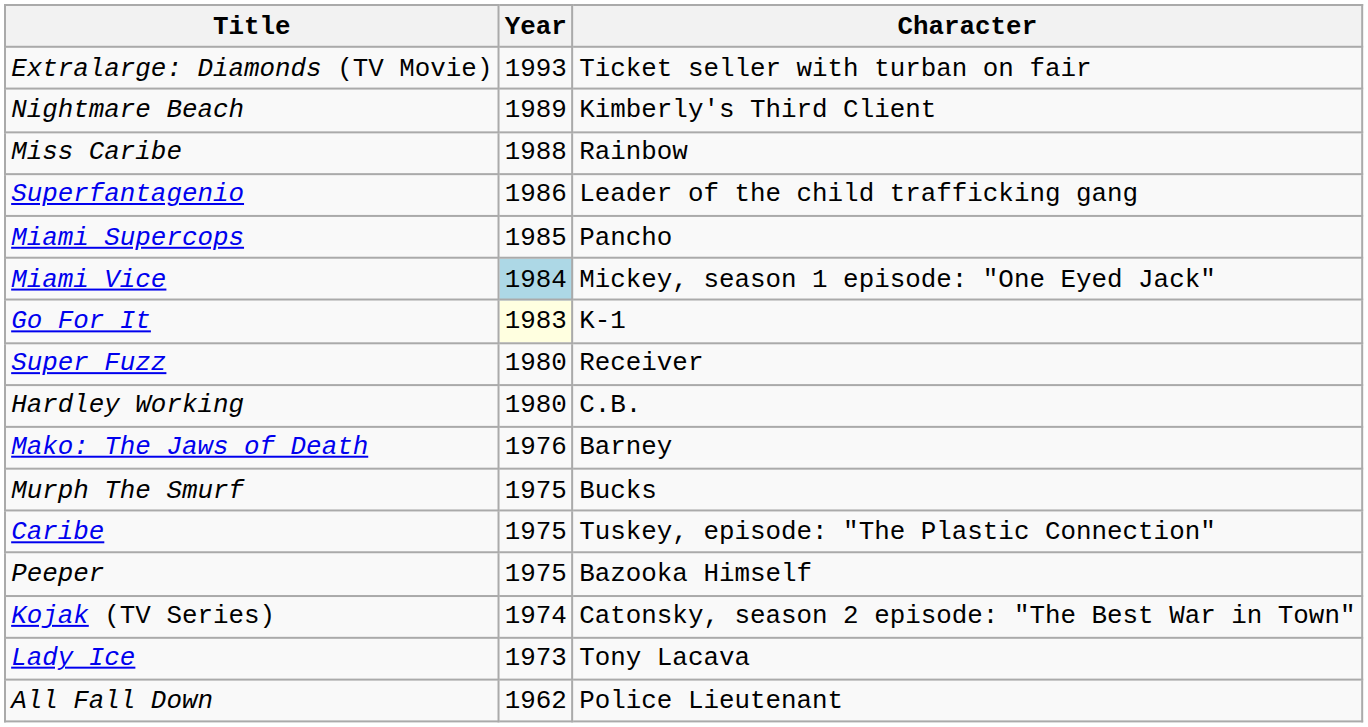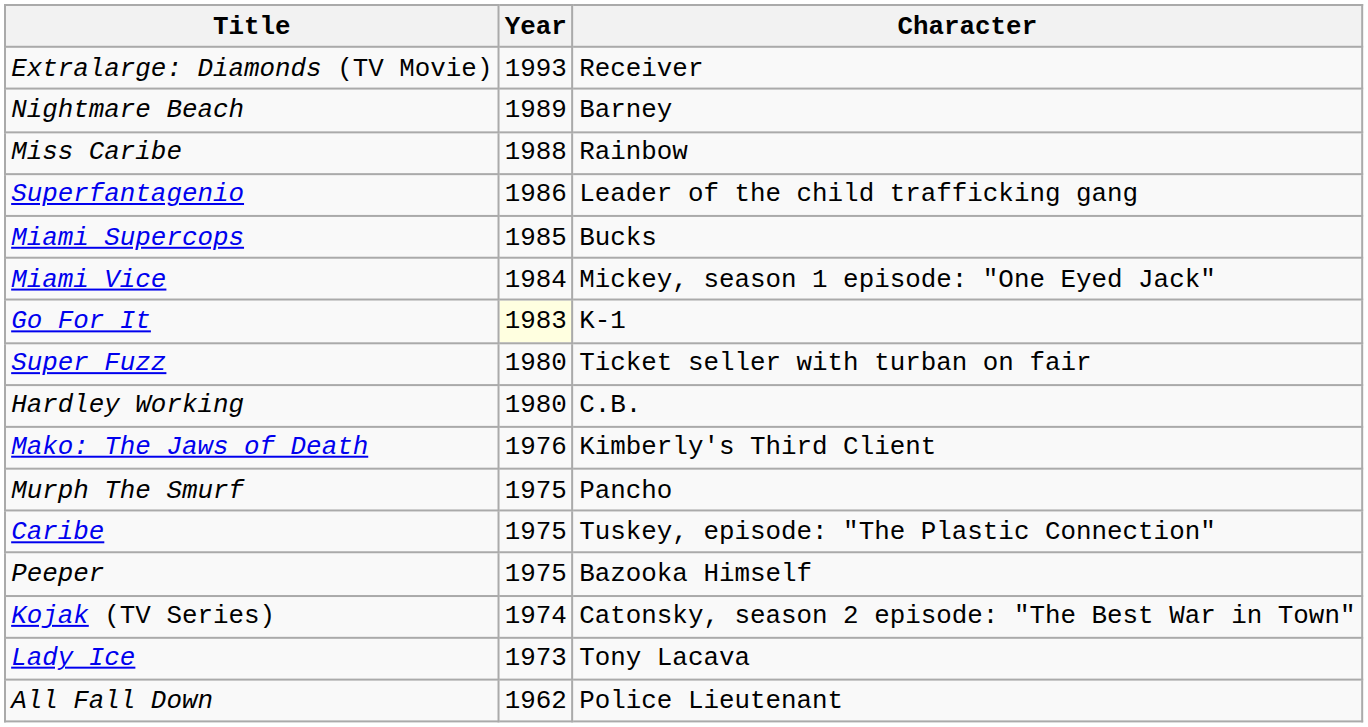(835, 68) Ticket seller with turban on fair -> (641, 68) Receiver
(758, 110) Kimberly's Third Client -> (626, 110) Barney
(626, 237) Pancho -> (618, 237) Bucks
(536, 279) lightblue background -> (536, 279) no background
(641, 363) Receiver -> (835, 363) Ticket seller with turban on fair
(626, 448) Barney -> (758, 448) Kimberly's Third Client
(618, 490) Bucks -> (626, 490) Pancho
